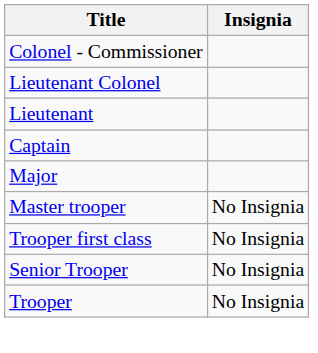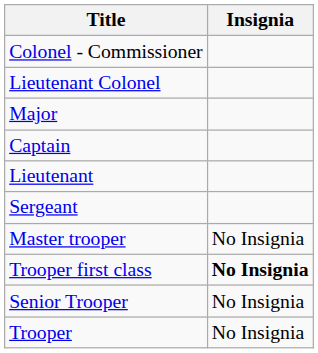rows swapped: (33, 176) <-> (51, 113)
+ row: (43, 207)
(258, 238) normal -> (260, 269) bold
